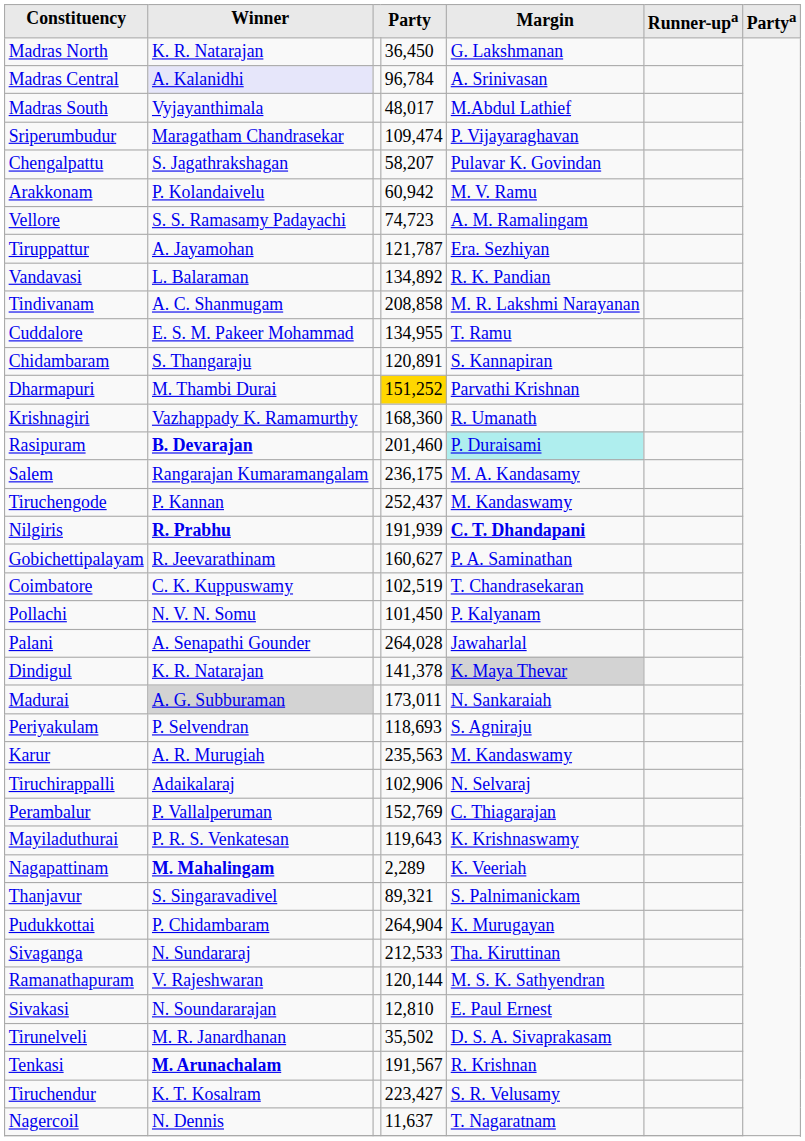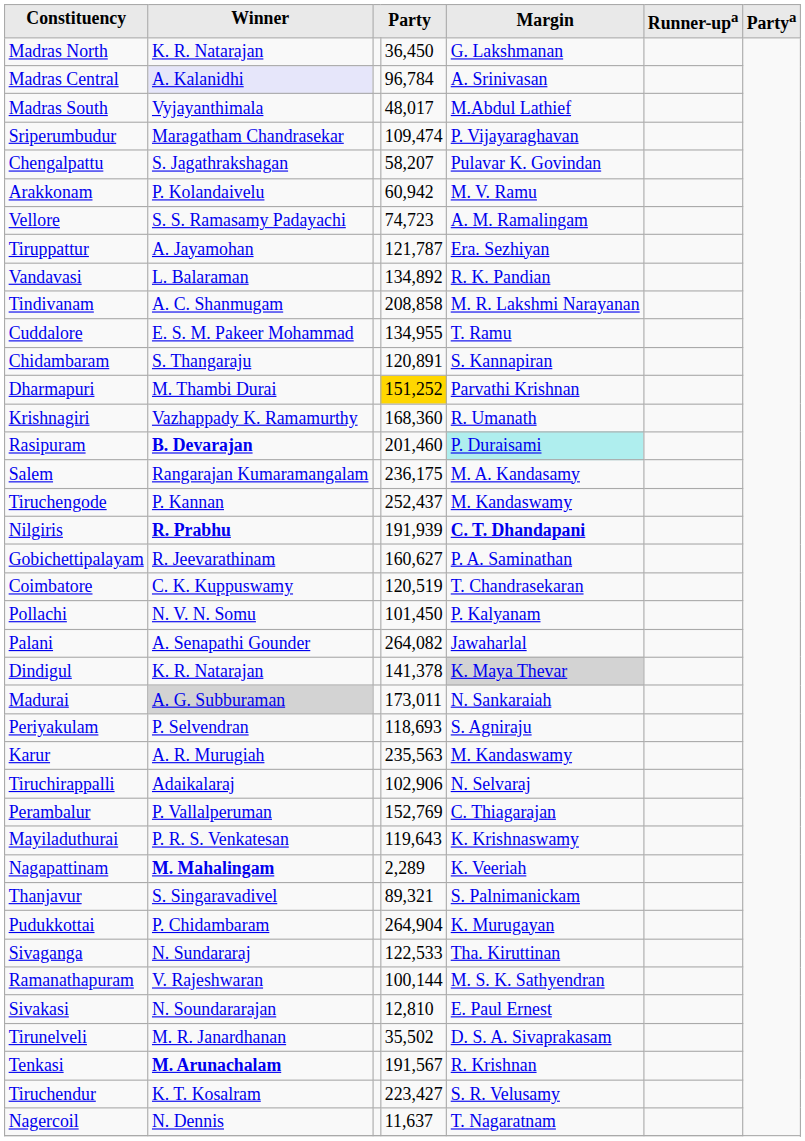(414, 586) 102,519 -> (414, 586) 120,519
(414, 643) 264,028 -> (414, 643) 264,082
(414, 952) 212,533 -> (414, 952) 122,533
(414, 981) 120,144 -> (414, 981) 100,144
